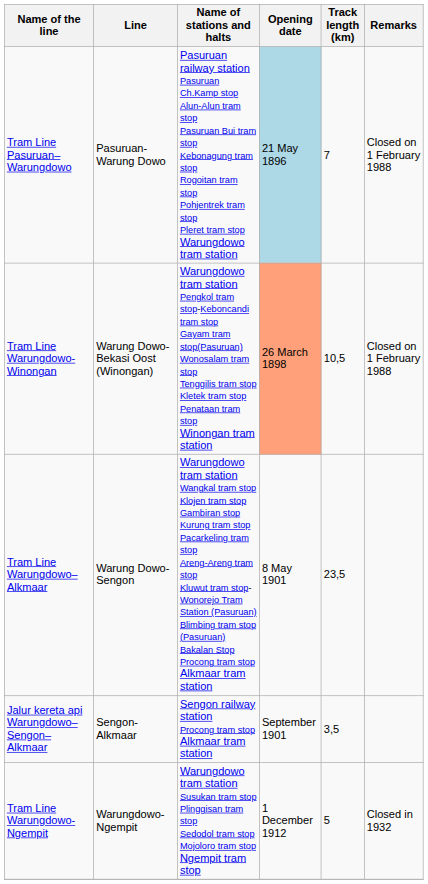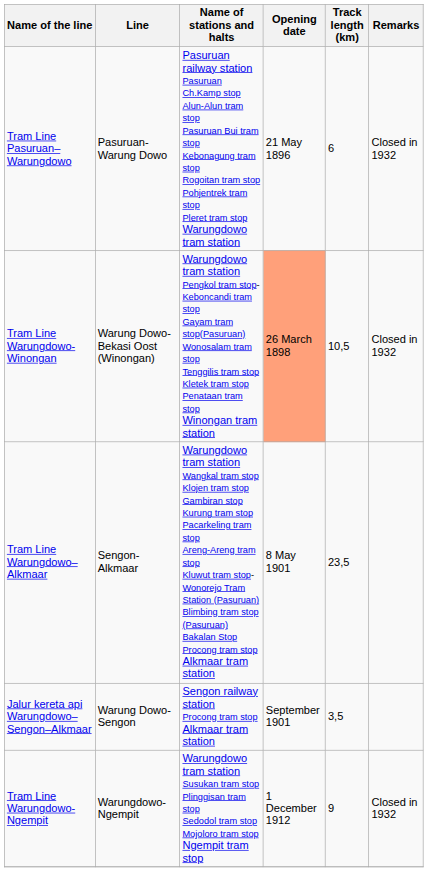(280, 154) lightblue background -> (284, 148) no background
(327, 154) 7 -> (331, 148) 6
(393, 154) Closed on 1 February 1988 -> (394, 148) Closed in 1932
(393, 358) Closed on 1 February 1988 -> (394, 346) Closed in 1932
(133, 575) Warung Dowo-Sengon -> (119, 562) Sengon-Alkmaar
(117, 729) Sengon-Alkmaar -> (134, 716) Warung Dowo-Sengon
(327, 821) 5 -> (331, 808) 9
